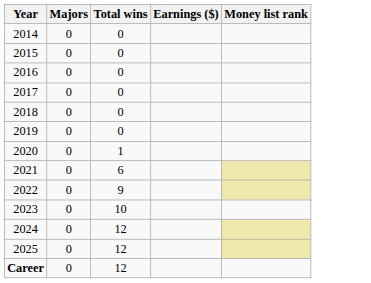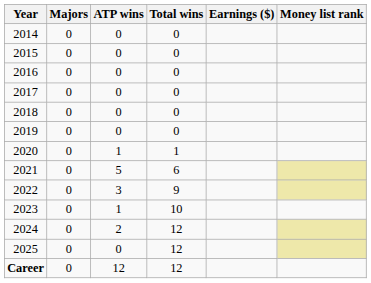+ column: (119, 14)
